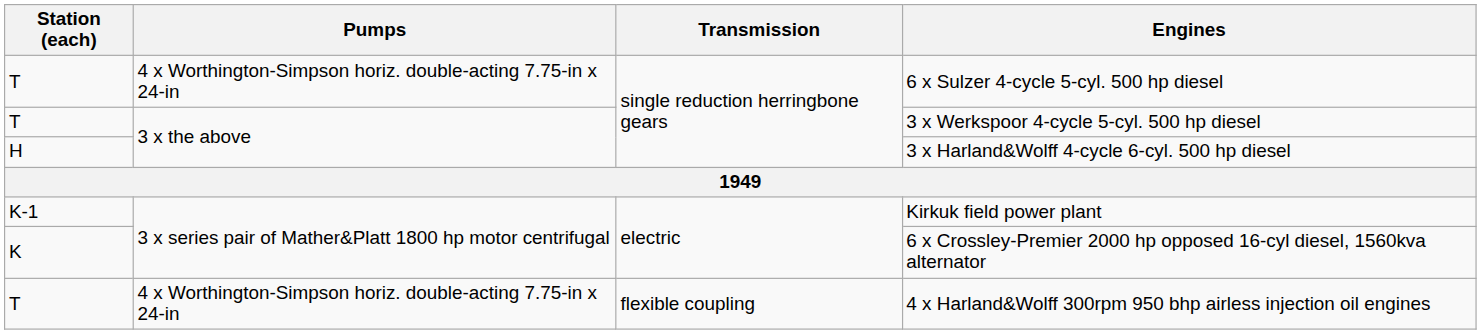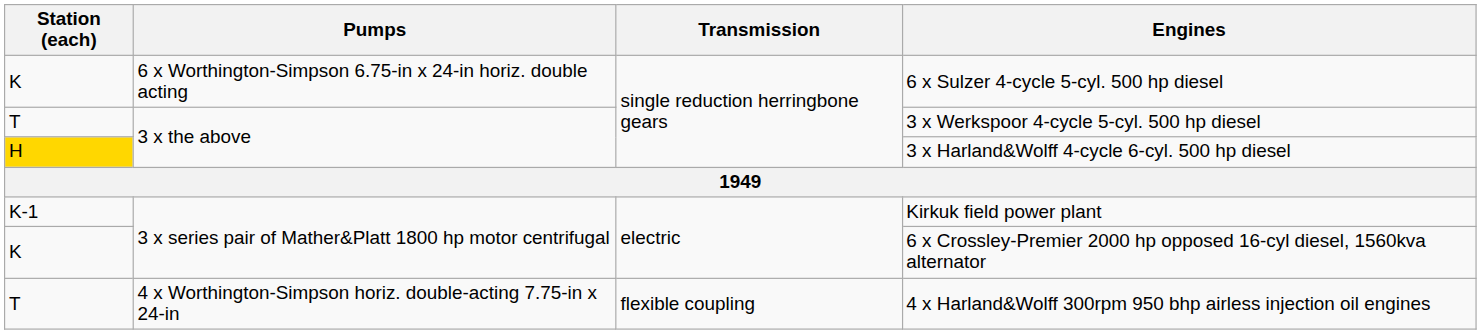(15, 81) T -> (15, 81) K
(367, 81) 4 x Worthington-Simpson horiz. double-acting 7.75-in x 24-in -> (362, 81) 6 x Worthington-Simpson 6.75-in x 24-in horiz. double acting
(16, 151) no background -> (16, 151) gold background
